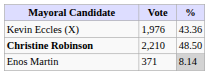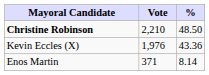rows swapped: (50, 45) <-> (43, 29)
(188, 62) lightgrey background -> (188, 62) no background
